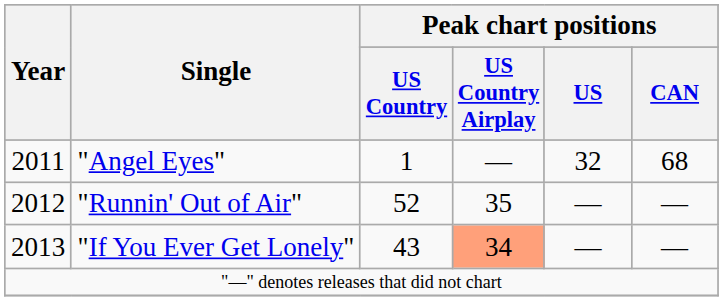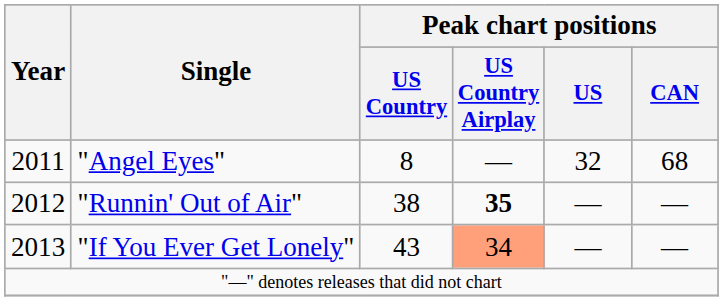(407, 160) 1 -> (407, 160) 8
(407, 203) 52 -> (407, 203) 38
(499, 203) normal -> (499, 203) bold
